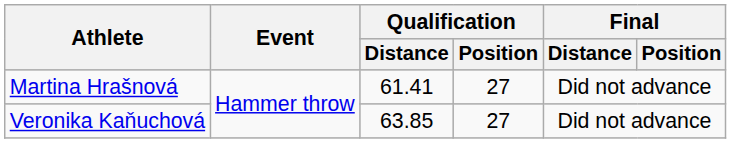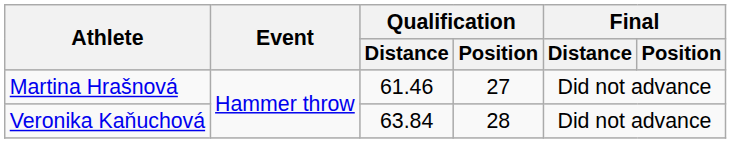(407, 87) 61.41 -> (407, 87) 61.46
(407, 121) 63.85 -> (407, 121) 63.84
(498, 121) 27 -> (498, 121) 28
